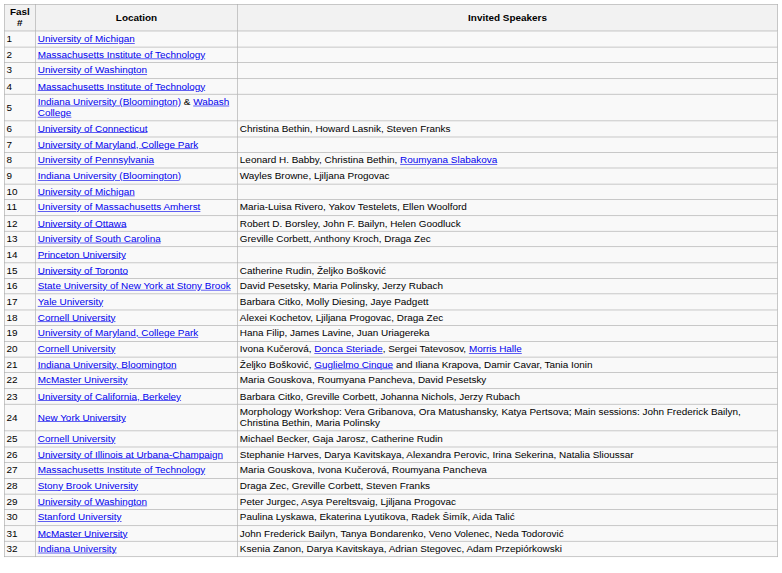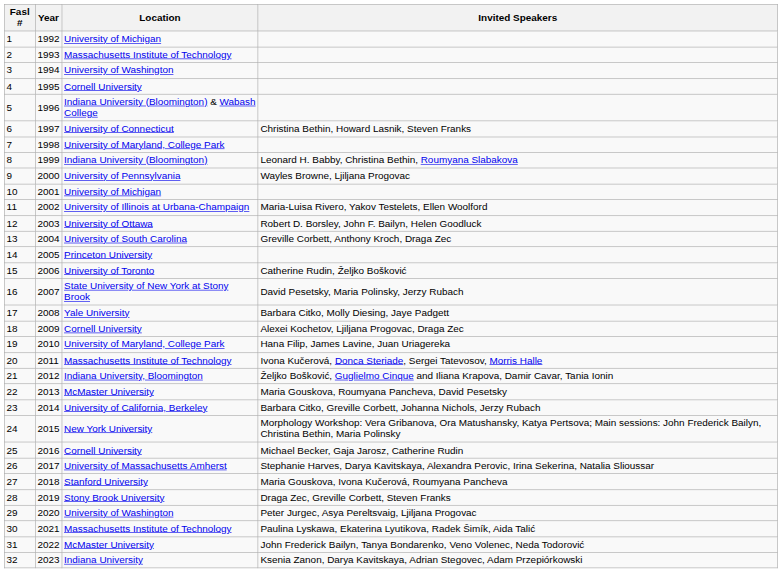+ column: (48, 17)
(121, 86) Massachusetts Institute of Technology -> (103, 86) Cornell University
(96, 160) University of Pennsylvania -> (136, 160) Indiana University (Bloomington)
(109, 176) Indiana University (Bloomington) -> (122, 176) University of Pennsylvania
(119, 207) University of Massachusetts Amherst -> (157, 207) University of Illinois at Urbana-Champaign
(77, 349) Cornell University -> (148, 360) Massachusetts Institute of Technology
(130, 454) University of Illinois at Urbana-Champaign -> (145, 466) University of Massachusetts Amherst
(121, 470) Massachusetts Institute of Technology -> (106, 481) Stanford University
(80, 517) Stanford University -> (148, 528) Massachusetts Institute of Technology
